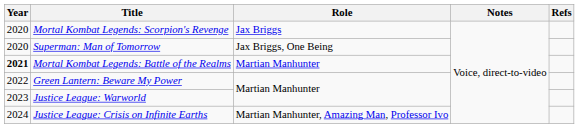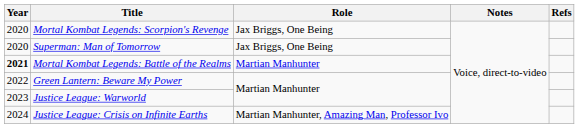(259, 30) Jax Briggs -> (284, 30) Jax Briggs, One Being
